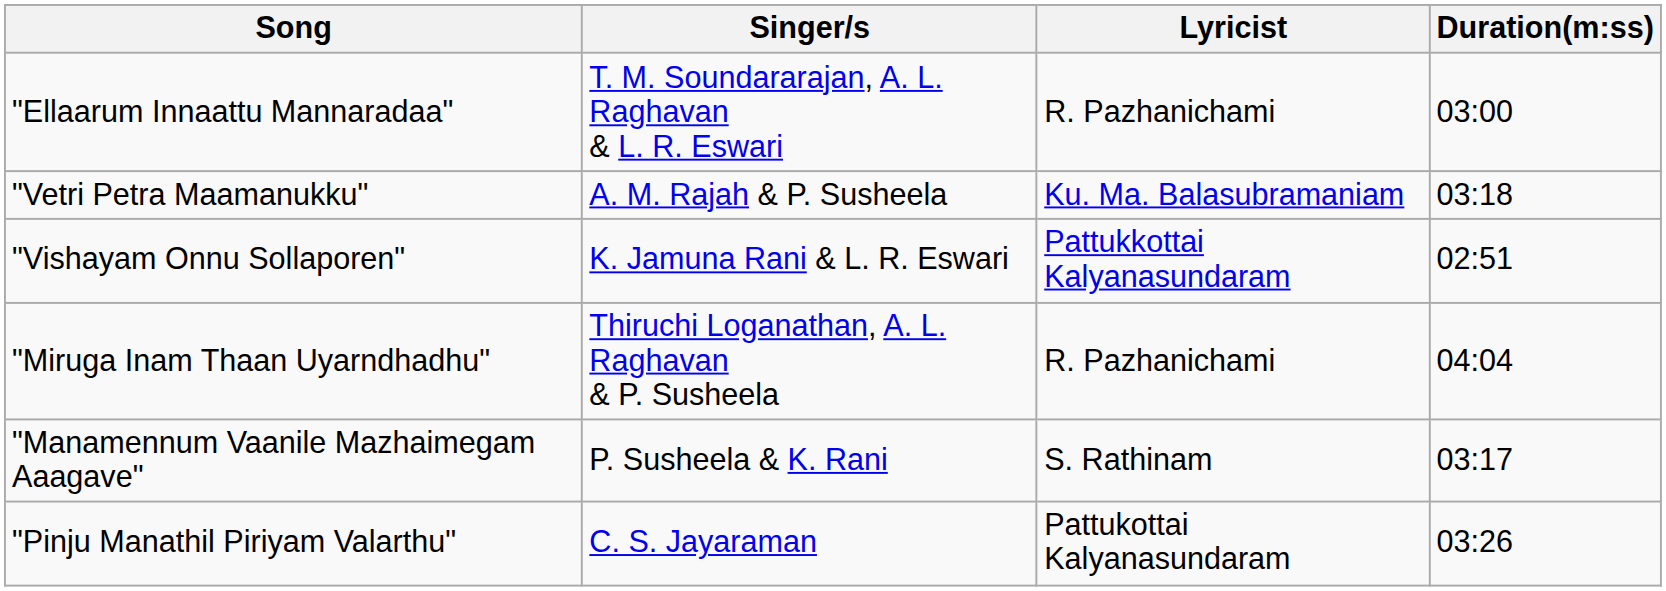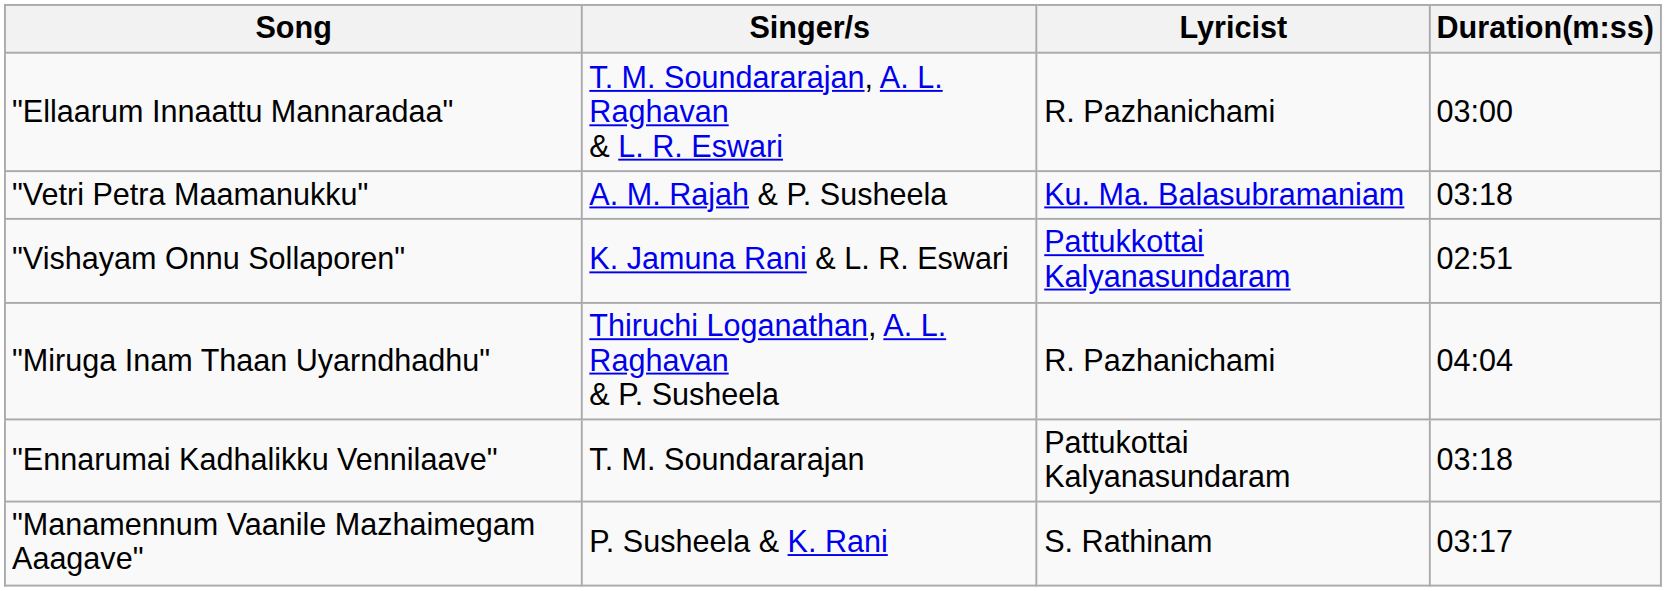+ row: (255, 460)
- row: (234, 543)
